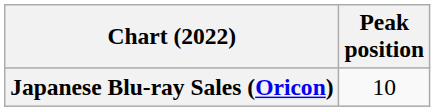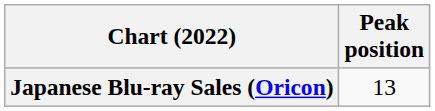(384, 86) 10 -> (384, 86) 13
